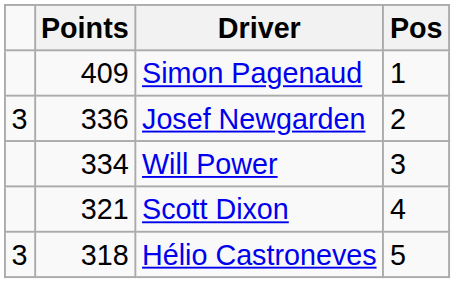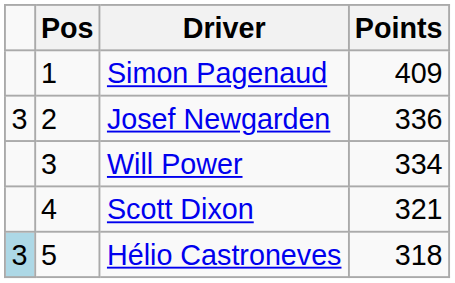columns swapped: (416, 28) <-> (85, 28)
(20, 255) no background -> (20, 255) lightblue background
